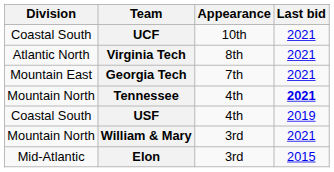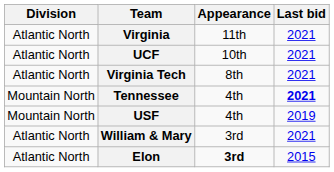+ row: (146, 34)
(51, 34) Coastal South -> (51, 55) Atlantic North
- row: (146, 75)
(51, 116) Coastal South -> (51, 116) Mountain North
(51, 136) Mountain North -> (51, 136) Atlantic North
(51, 156) Mid-Atlantic -> (51, 156) Atlantic North
(234, 156) normal -> (234, 156) bold
